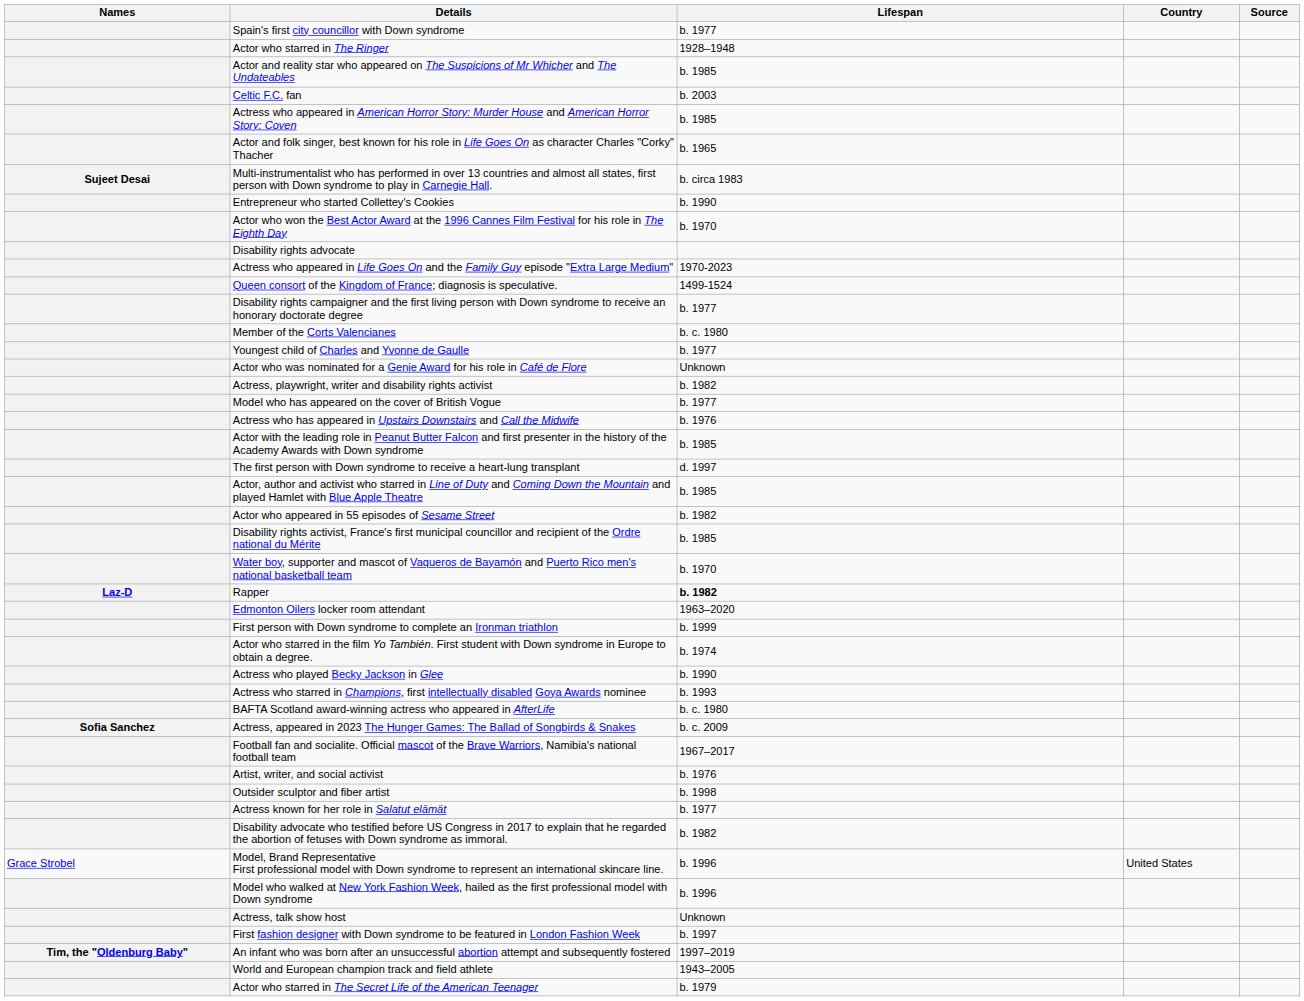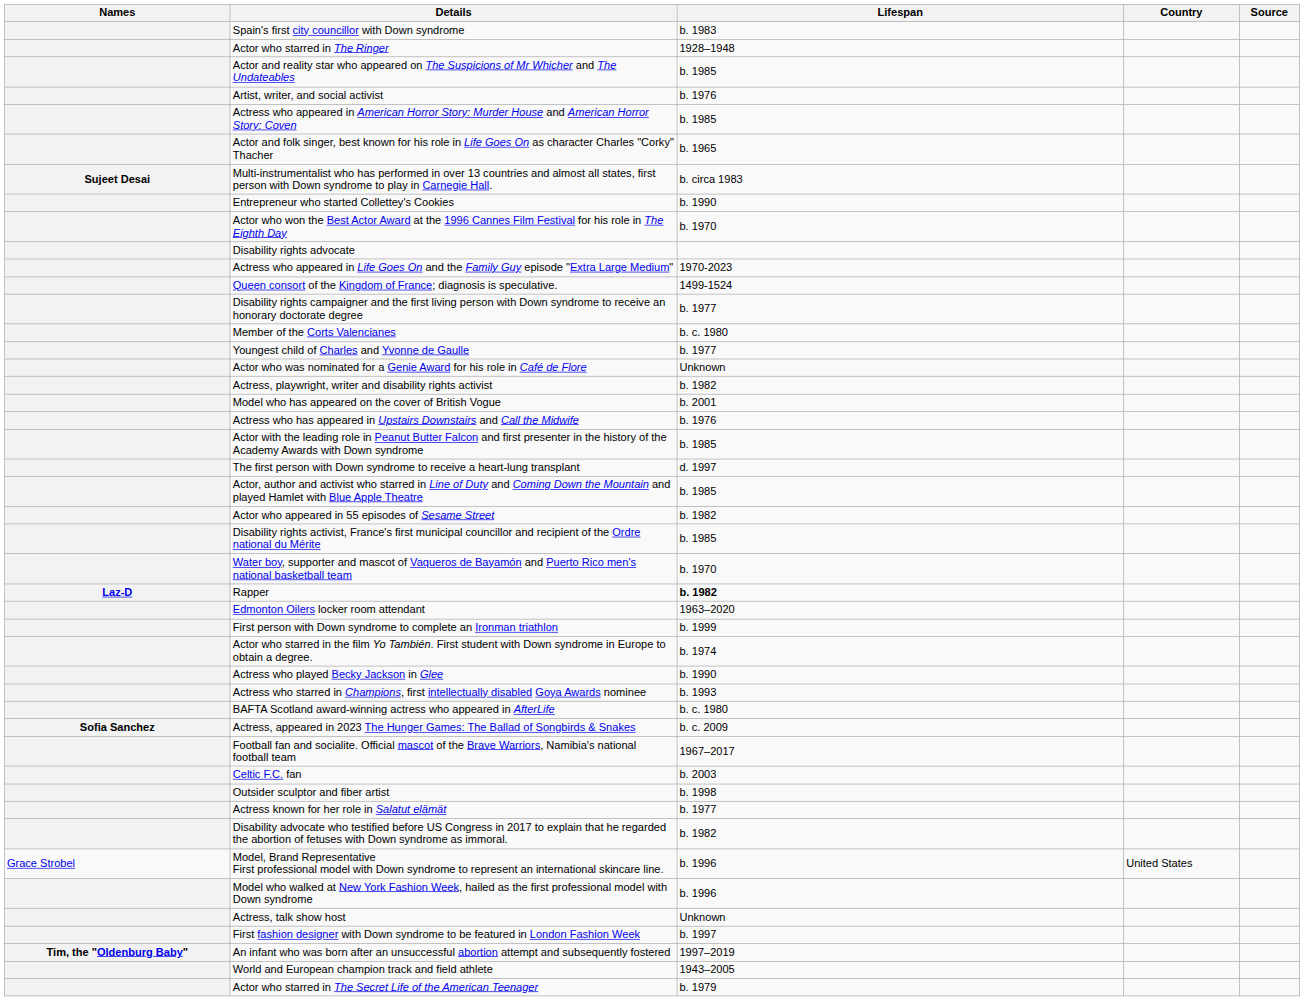(698, 30) b. 1977 -> (698, 30) b. 1983
rows swapped: (267, 95) <-> (308, 775)
(698, 402) b. 1977 -> (698, 402) b. 2001
